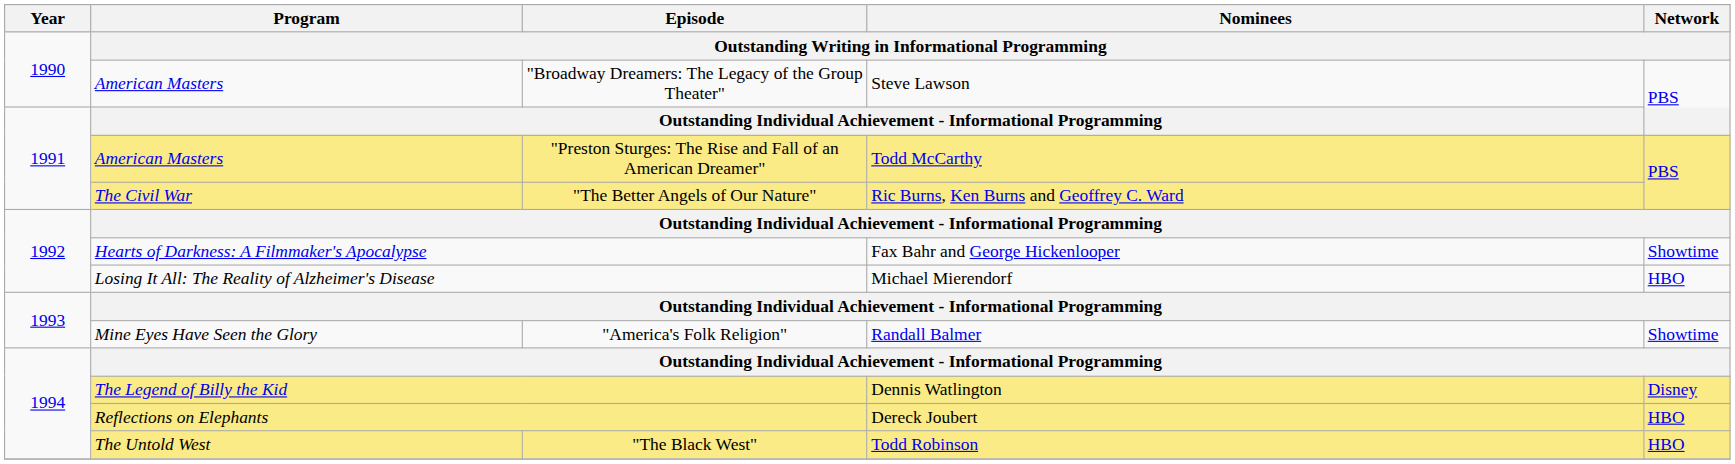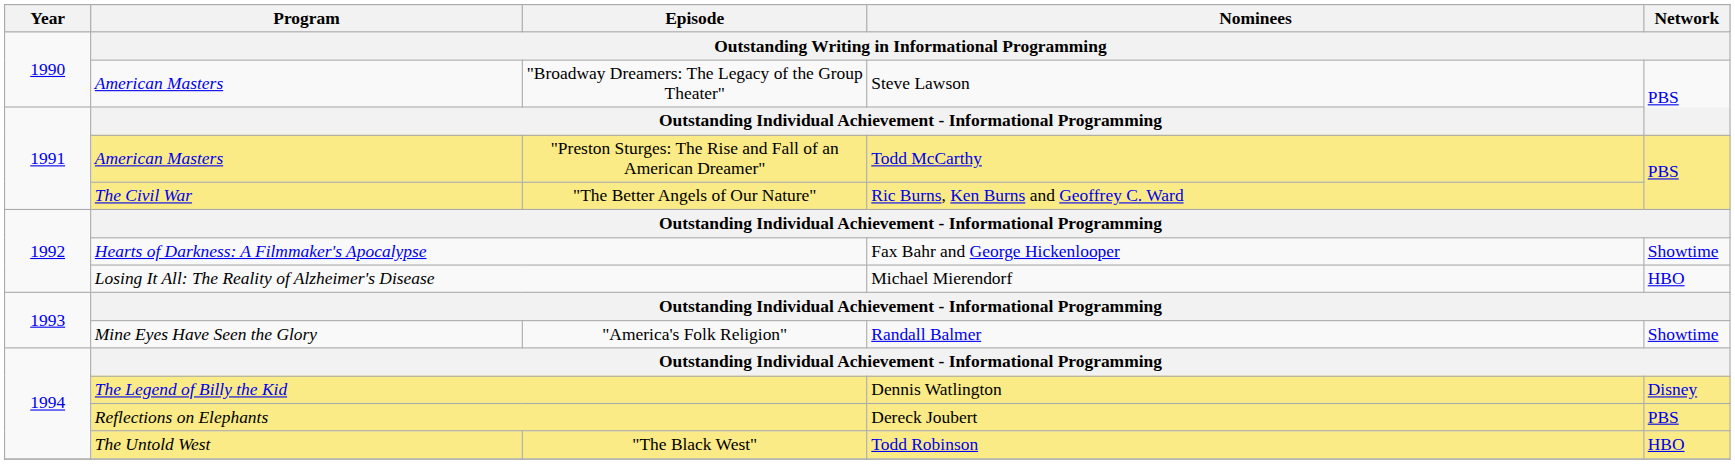(1666, 417) HBO -> (1663, 417) PBS
